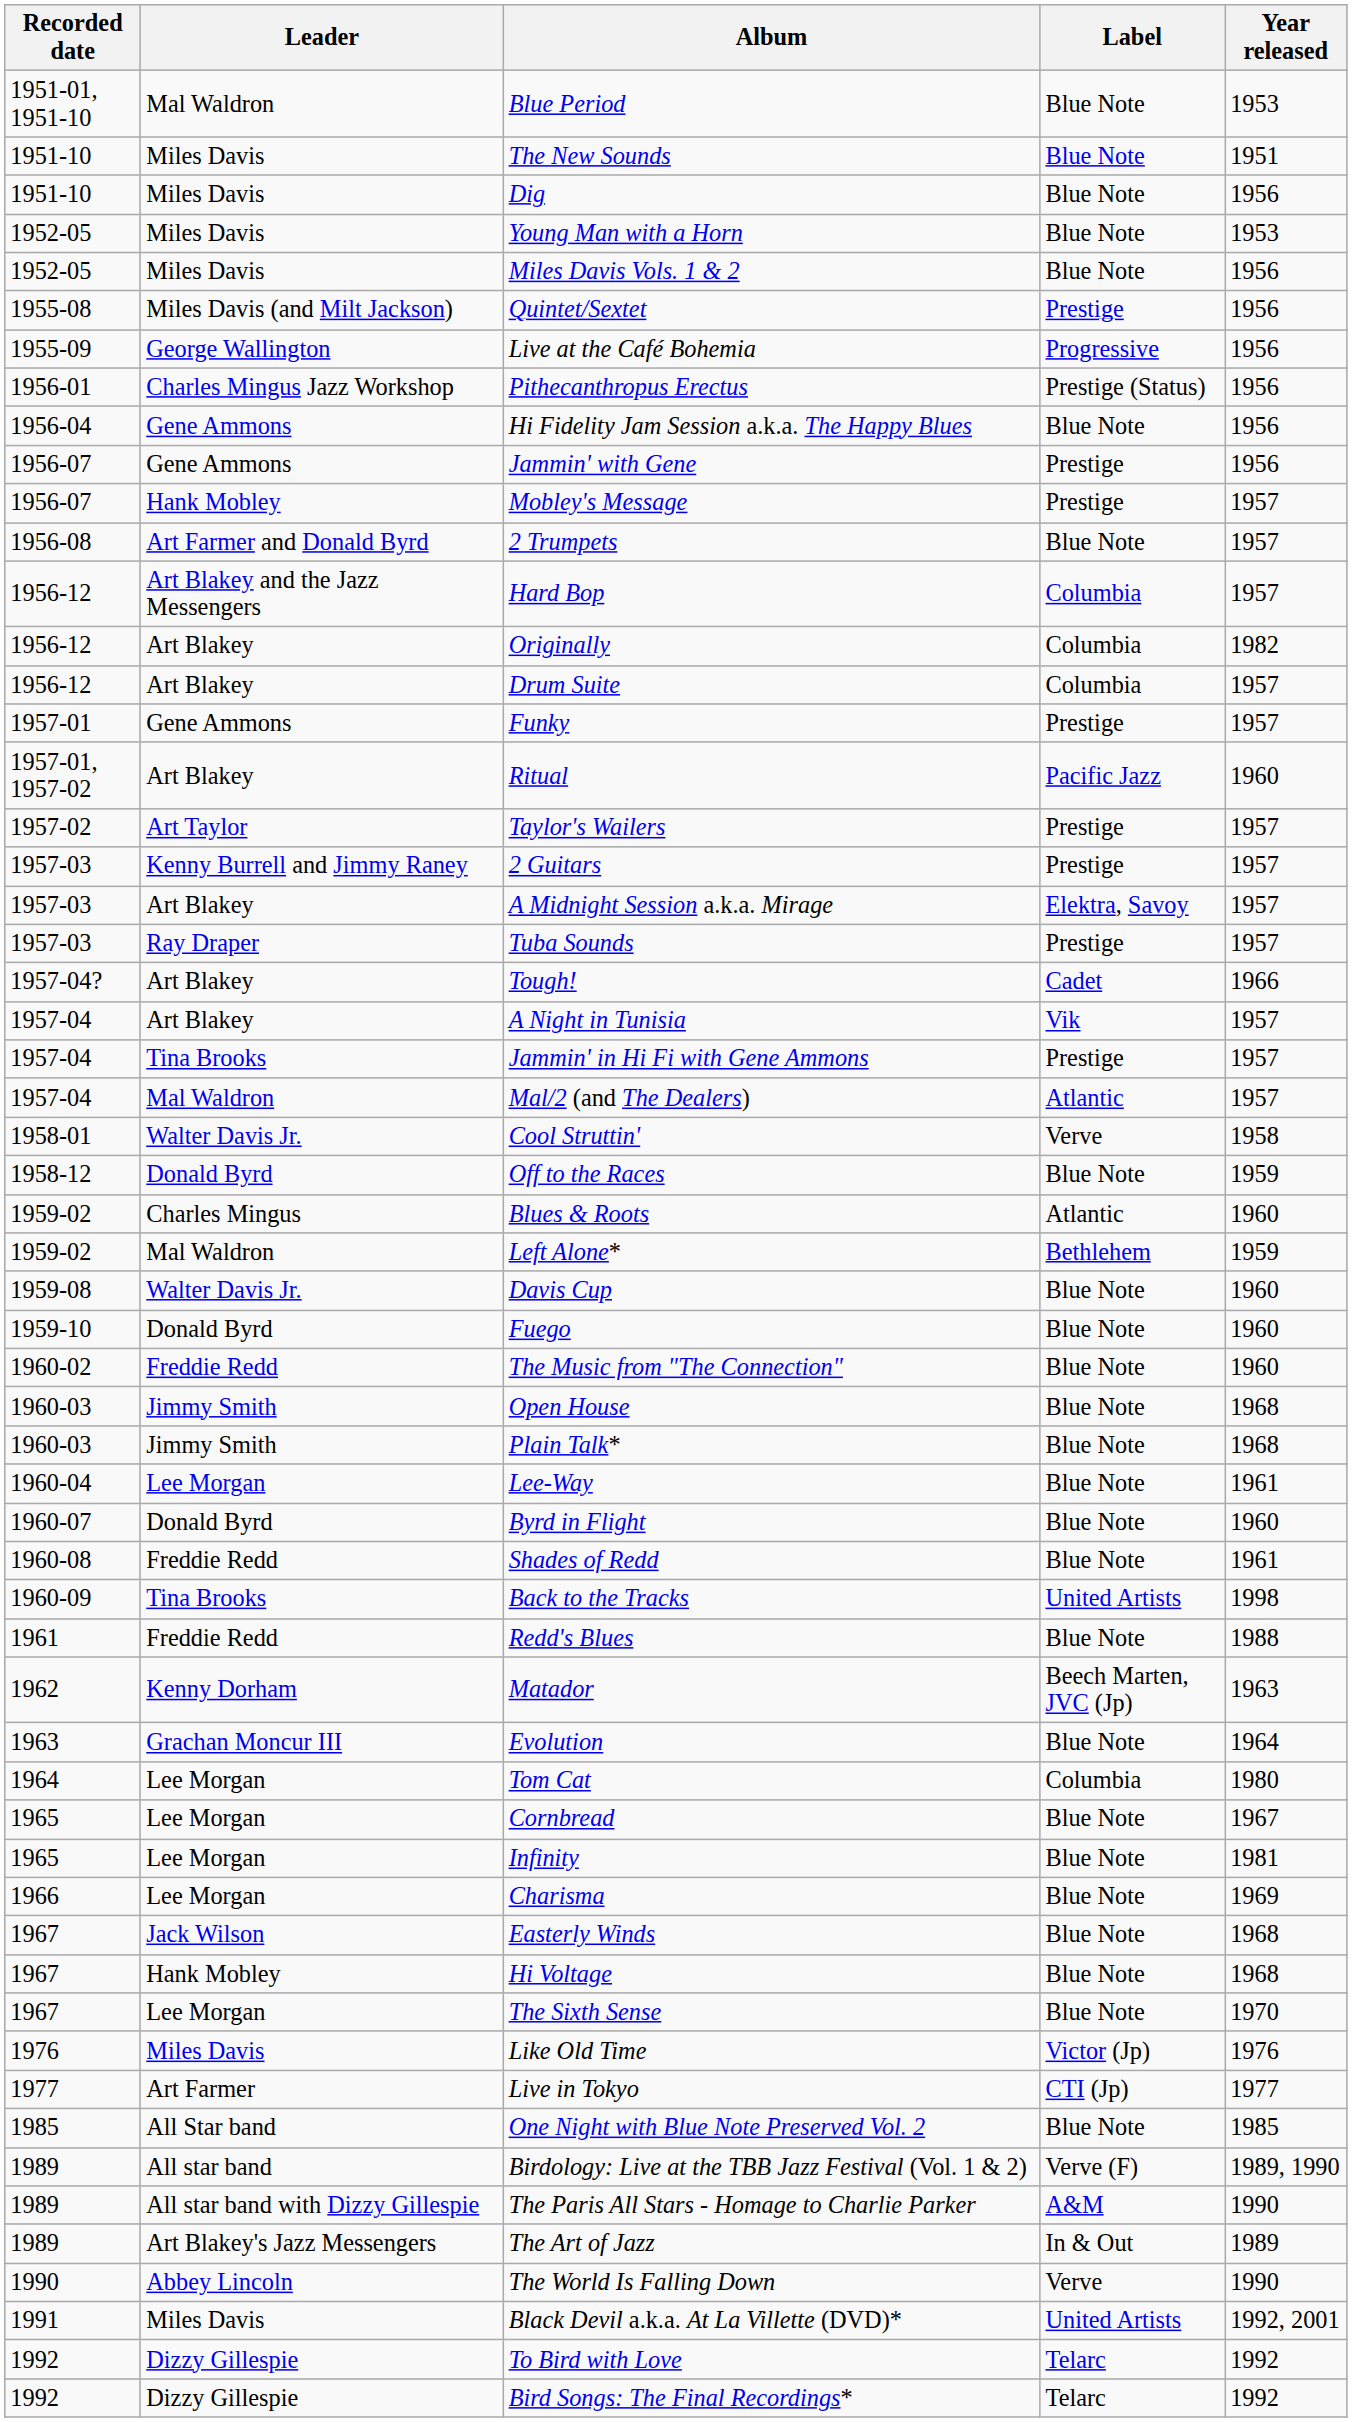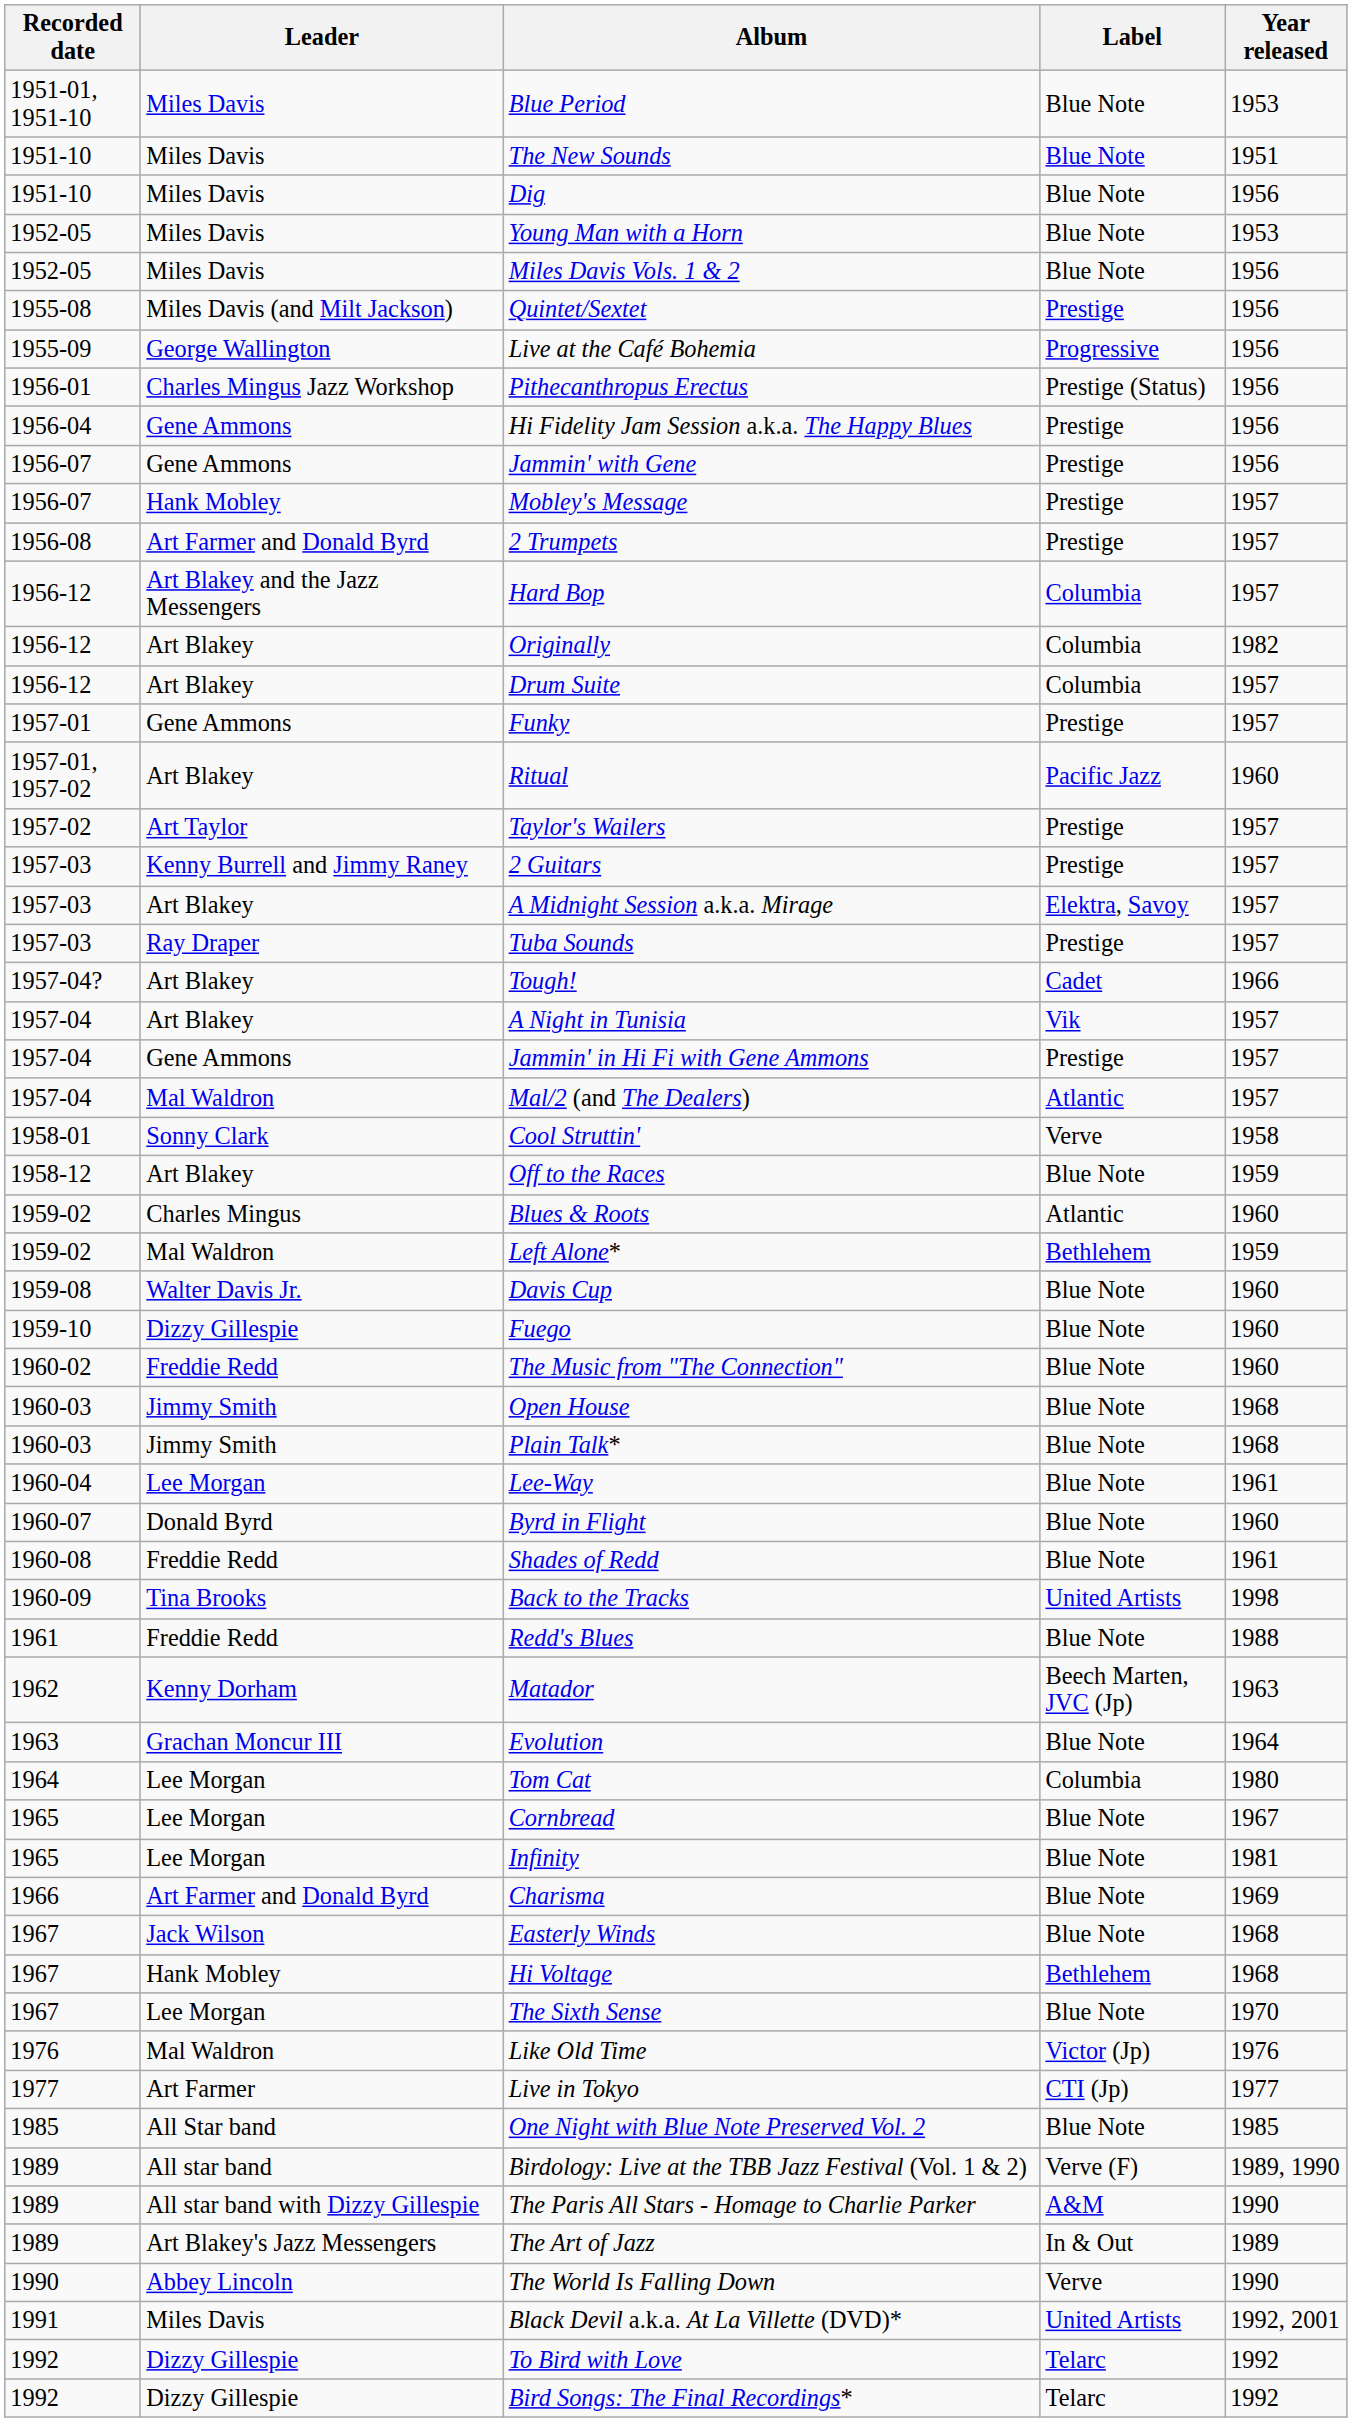(210, 103) Mal Waldron -> (205, 103) Miles Davis
(1095, 425) Blue Note -> (1085, 425) Prestige
(1095, 541) Blue Note -> (1085, 541) Prestige
(206, 1058) Tina Brooks -> (219, 1058) Gene Ammons
(224, 1136) Walter Davis Jr. -> (207, 1136) Sonny Clark
(209, 1174) Donald Byrd -> (200, 1174) Art Blakey
(209, 1328) Donald Byrd -> (222, 1328) Dizzy Gillespie
(206, 1896) Lee Morgan -> (287, 1896) Art Farmer and Donald Byrd
(1095, 1973) Blue Note -> (1098, 1973) Bethlehem
(205, 2050) Miles Davis -> (210, 2050) Mal Waldron
